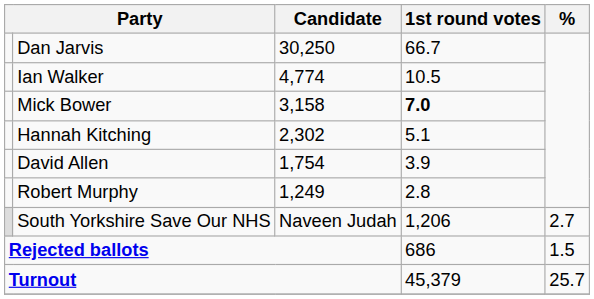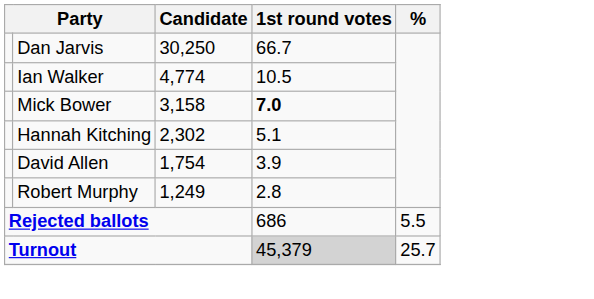- row: (144, 221)
(562, 250) 1.5 -> (413, 221) 5.5
(433, 279) no background -> (284, 250) lightgrey background
